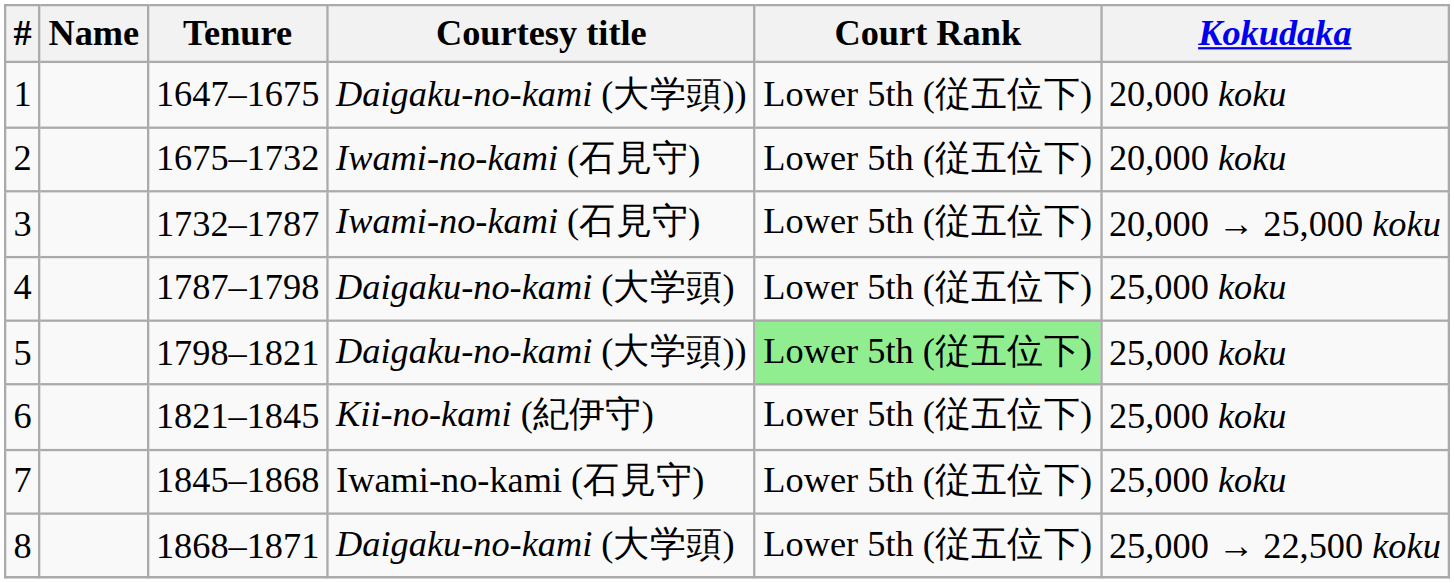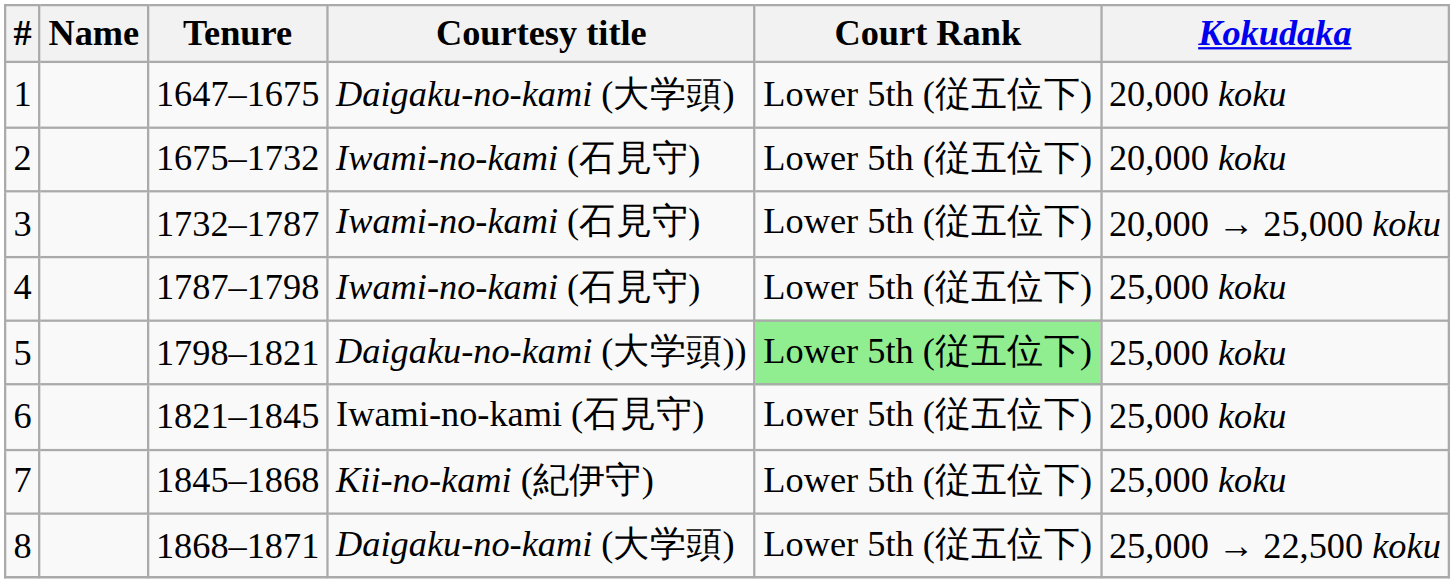(541, 93) Daigaku-no-kami (大学頭)) -> (535, 93) Daigaku-no-kami (大学頭)
(535, 286) Daigaku-no-kami (大学頭) -> (518, 286) Iwami-no-kami (石見守)
(495, 415) Kii-no-kami (紀伊守) -> (520, 415) Iwami-no-kami (石見守)
(520, 479) Iwami-no-kami (石見守) -> (495, 479) Kii-no-kami (紀伊守)
